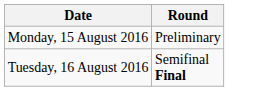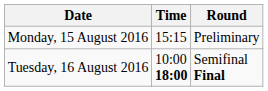+ column: (171, 15)
